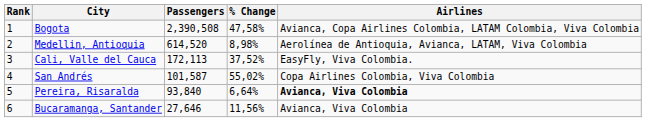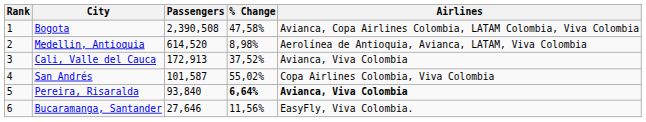(187, 61) 172,113 -> (187, 61) 172,913
(347, 61) EasyFly, Viva Colombia. -> (344, 61) Avianca, Viva Colombia
(244, 93) normal -> (244, 93) bold
(344, 109) Avianca, Viva Colombia -> (347, 109) EasyFly, Viva Colombia.
